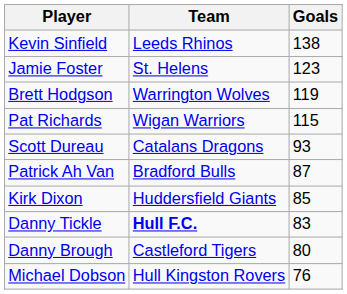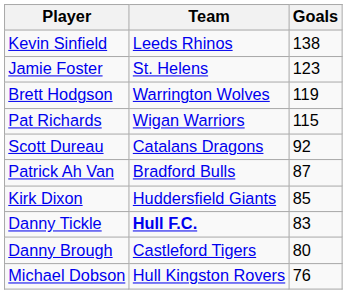(302, 146) 93 -> (302, 146) 92
